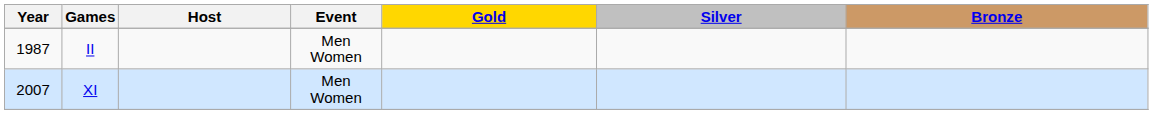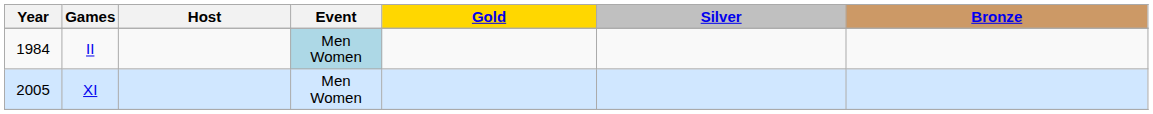(33, 49) 1987 -> (33, 49) 1984
(336, 49) no background -> (336, 49) lightblue background
(33, 89) 2007 -> (33, 89) 2005
